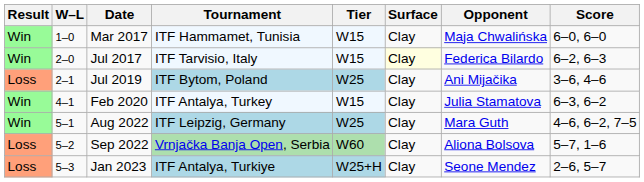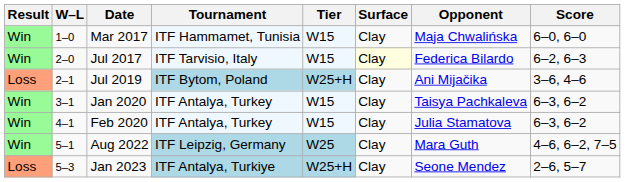(350, 79) W25 -> (329, 79) W25+H
+ row: (118, 101)
- row: (120, 144)
